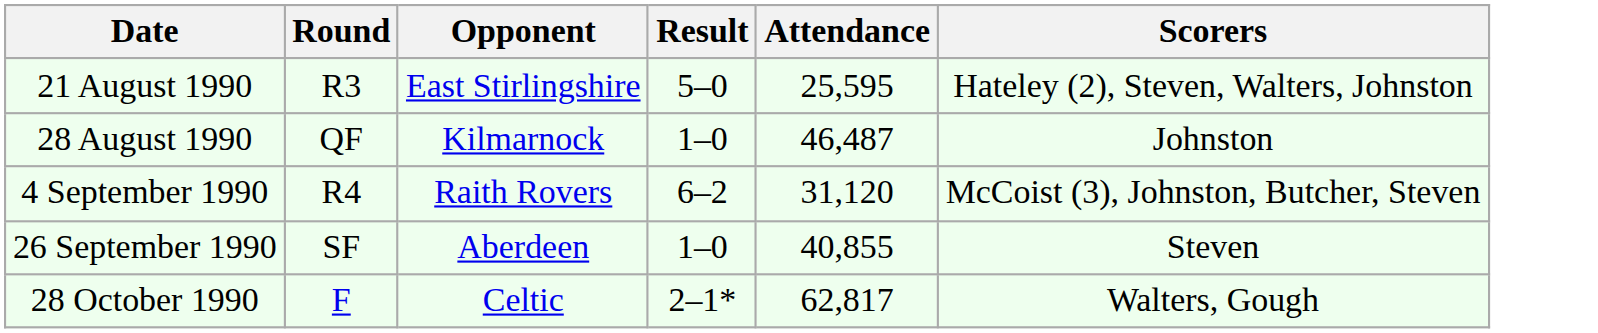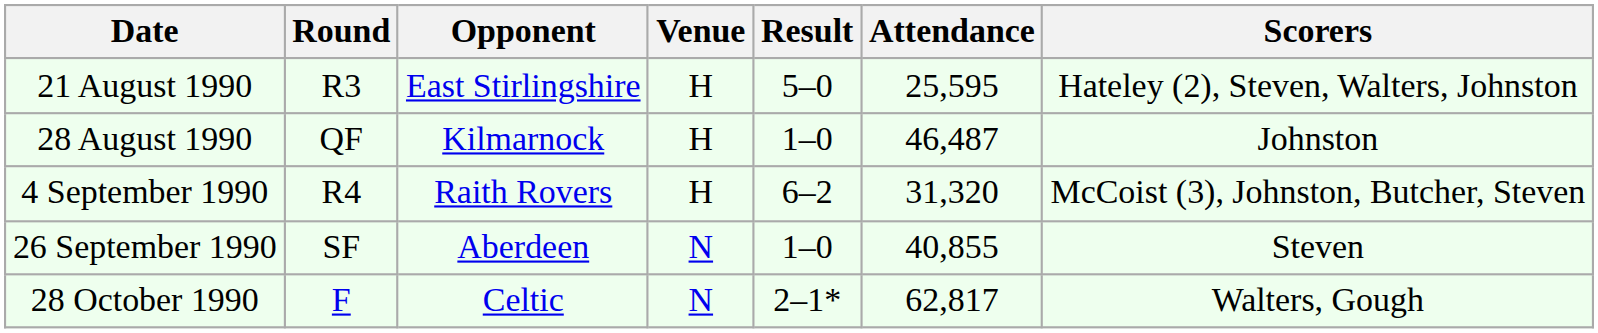+ column: (701, 31)
(847, 192) 31,120 -> (952, 192) 31,320
